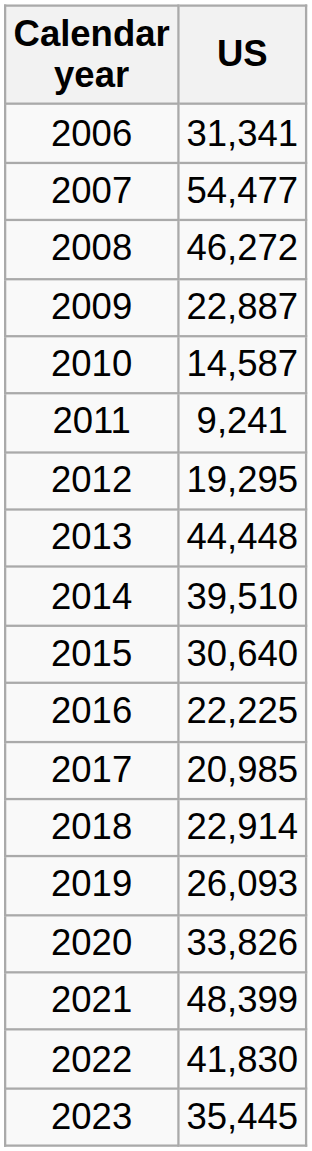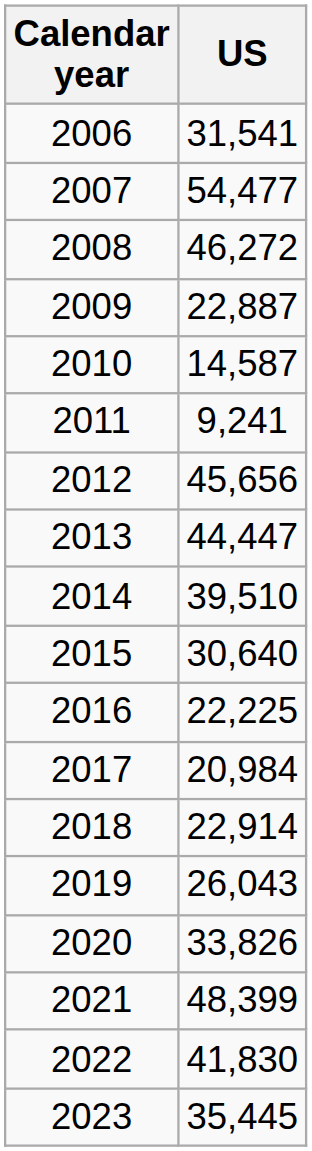(242, 132) 31,341 -> (242, 132) 31,541
(242, 479) 19,295 -> (242, 479) 45,656
(242, 537) 44,448 -> (242, 537) 44,447
(242, 769) 20,985 -> (242, 769) 20,984
(242, 884) 26,093 -> (242, 884) 26,043
